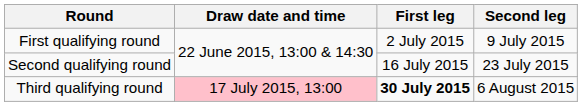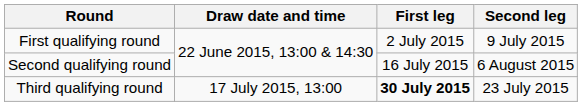(526, 64) 23 July 2015 -> (526, 64) 6 August 2015
(276, 88) pink background -> (276, 88) no background
(526, 88) 6 August 2015 -> (526, 88) 23 July 2015
